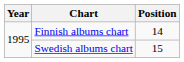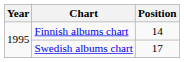(157, 48) 15 -> (157, 48) 17
